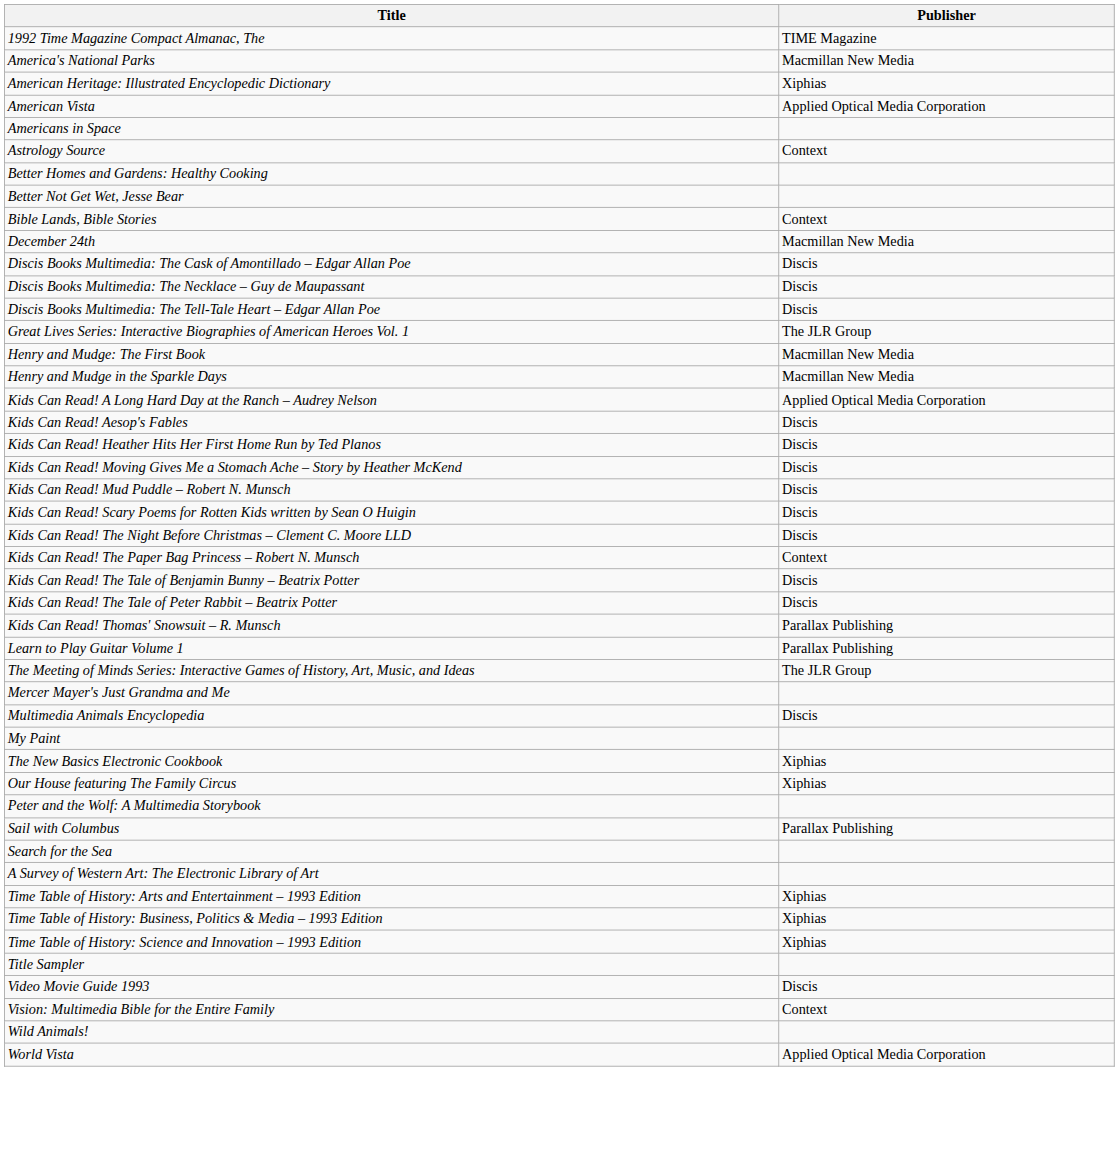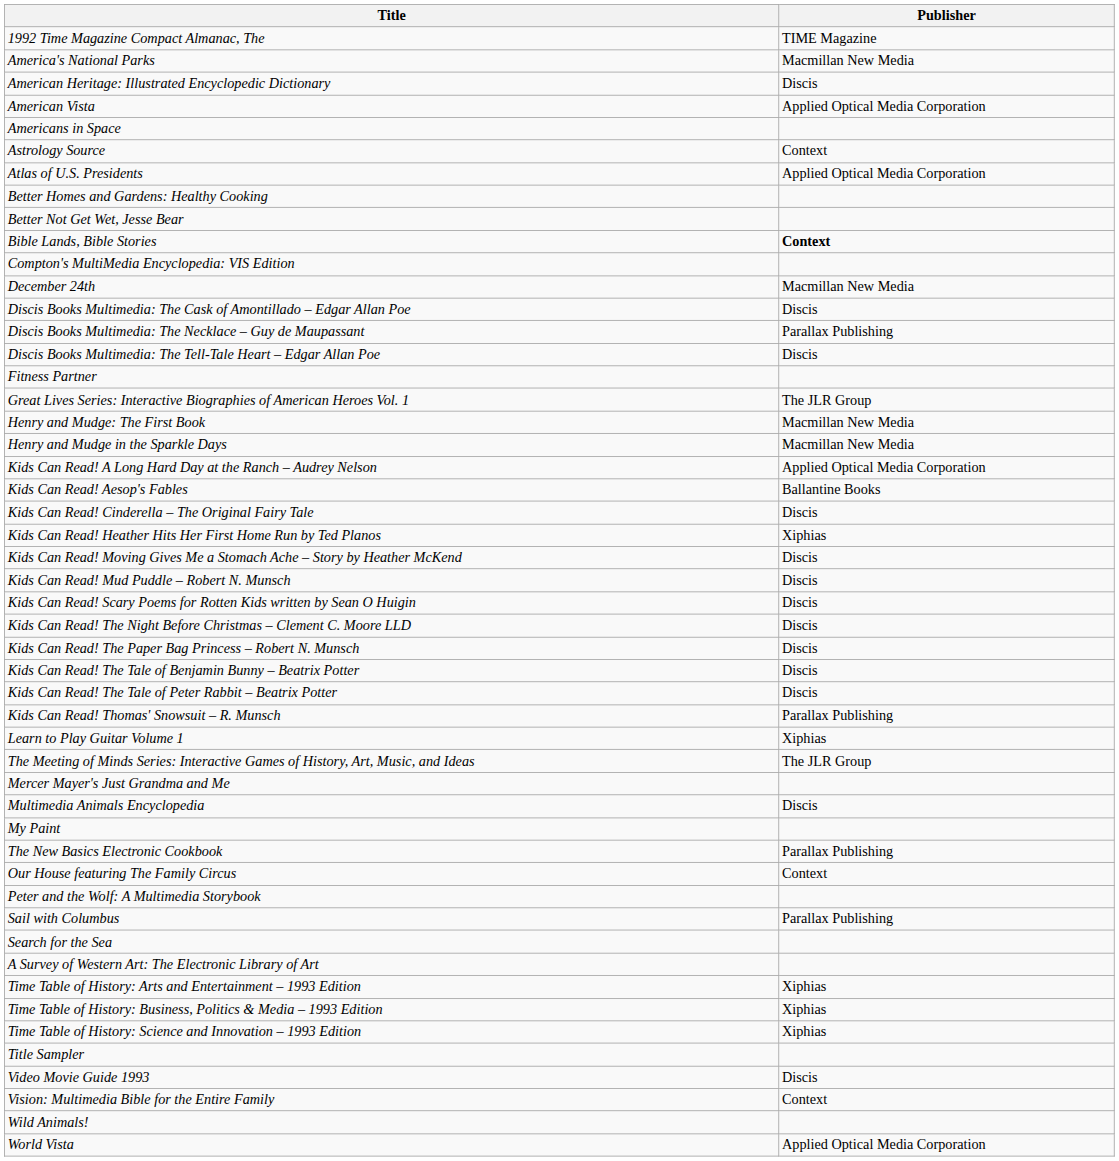(804, 83) Xiphias -> (800, 83) Discis
+ row: (75, 173)
(805, 219) normal -> (806, 241) bold
+ row: (151, 264)
(800, 286) Discis -> (838, 331) Parallax Publishing
+ row: (52, 377)
(800, 422) Discis -> (831, 490) Ballantine Books
+ row: (161, 512)
(800, 444) Discis -> (804, 535) Xiphias
(805, 557) Context -> (800, 648) Discis
(838, 648) Parallax Publishing -> (804, 738) Xiphias
(804, 761) Xiphias -> (838, 851) Parallax Publishing
(804, 783) Xiphias -> (805, 873) Context
